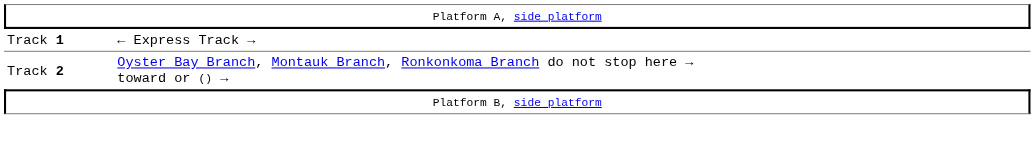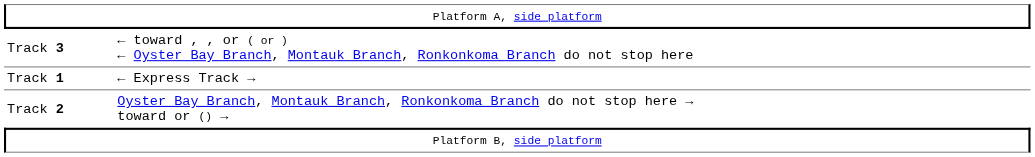+ row: (36, 48)
